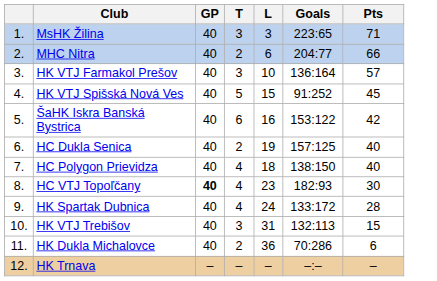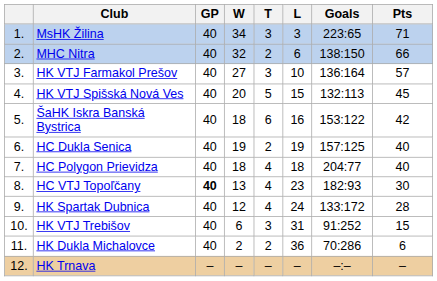+ column: (239, 14)
(313, 53) 204:77 -> (342, 53) 138:150
(313, 93) 91:252 -> (342, 93) 132:113
(313, 166) 138:150 -> (342, 166) 204:77
(313, 226) 132:113 -> (342, 226) 91:252
